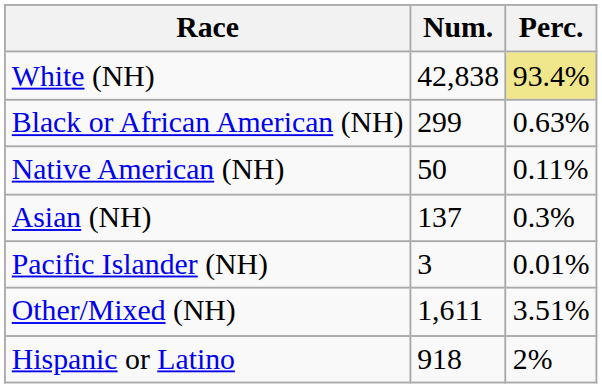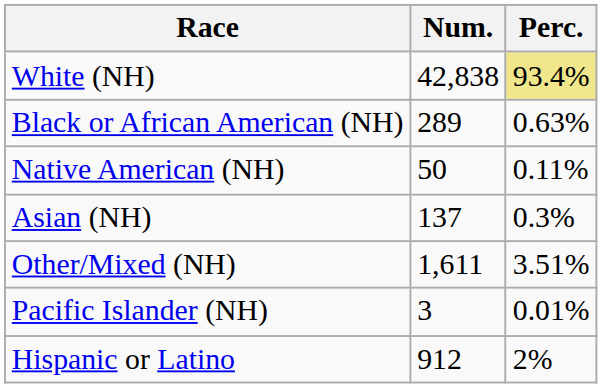(440, 122) 299 -> (440, 122) 289
rows swapped: (140, 264) <-> (124, 311)
(440, 358) 918 -> (440, 358) 912
